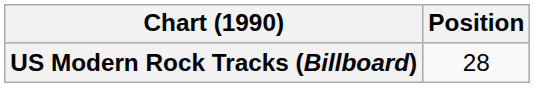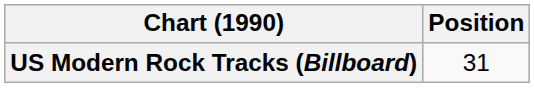(476, 62) 28 -> (476, 62) 31
